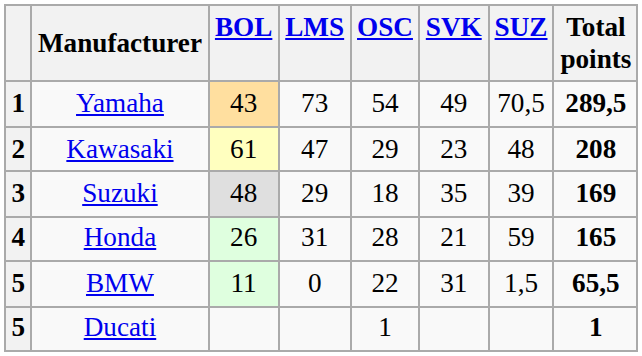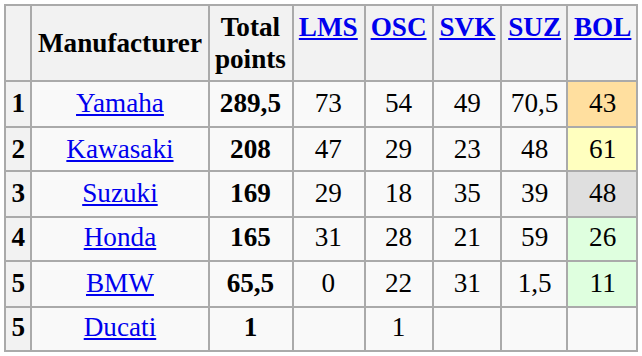columns swapped: (244, 26) <-> (596, 42)
